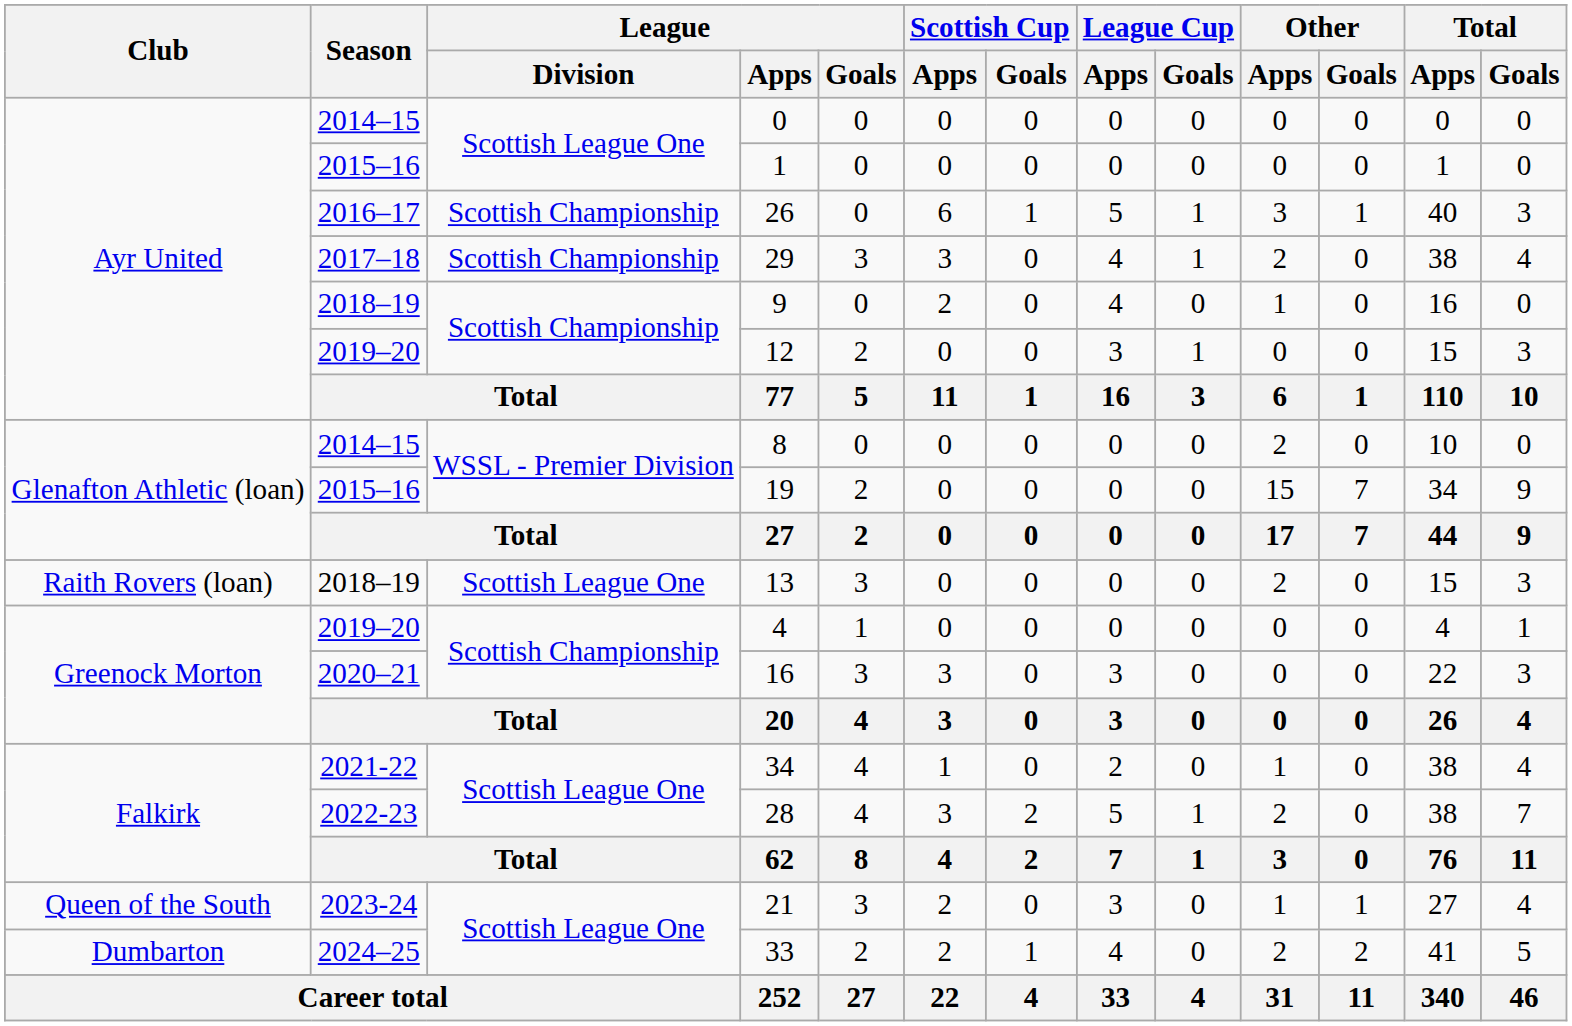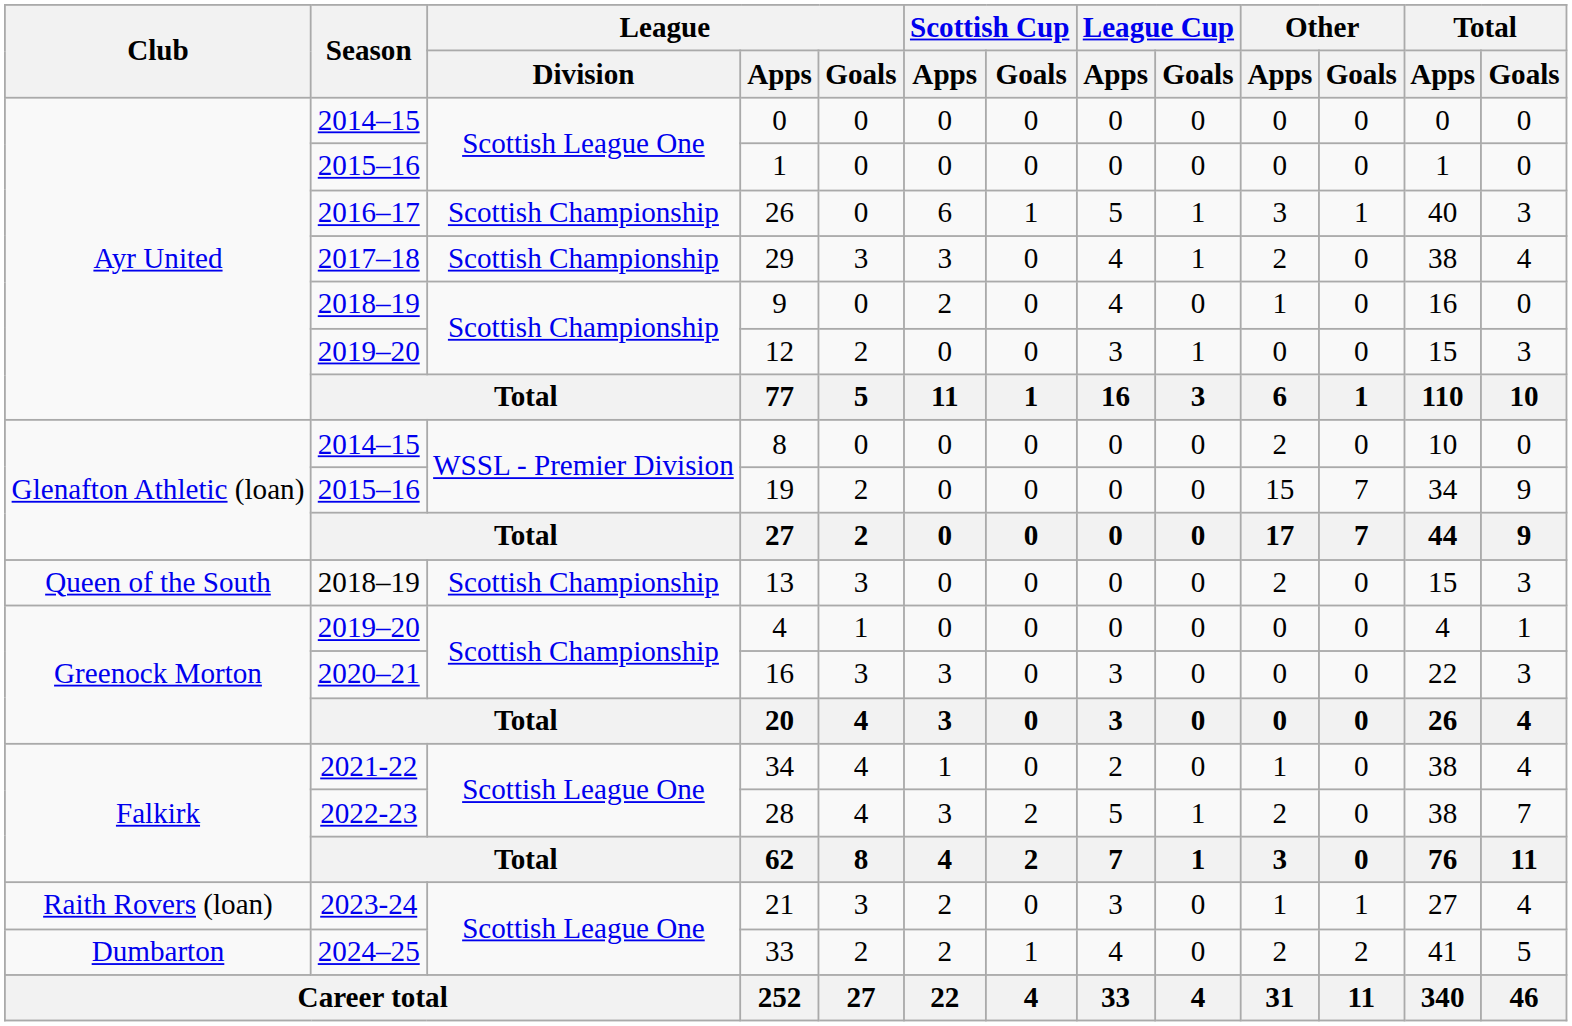(158, 581) Raith Rovers (loan) -> (158, 581) Queen of the South
(583, 581) Scottish League One -> (583, 581) Scottish Championship
(158, 905) Queen of the South -> (158, 905) Raith Rovers (loan)
